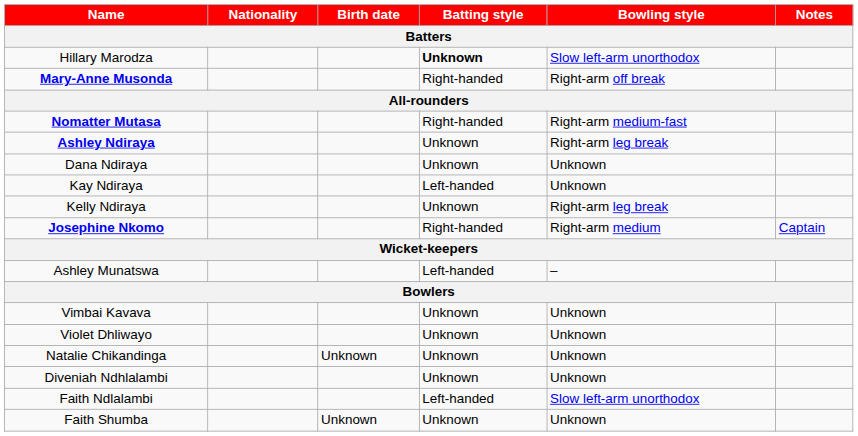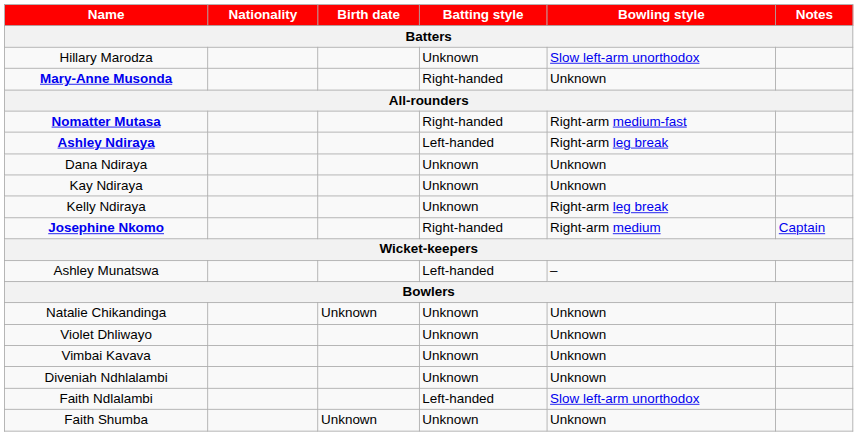(453, 57) bold -> (450, 57) normal
(607, 79) Right-arm off break -> (578, 79) Unknown
(450, 143) Unknown -> (458, 143) Left-handed
(458, 185) Left-handed -> (450, 185) Unknown
rows swapped: (106, 356) <-> (106, 313)
